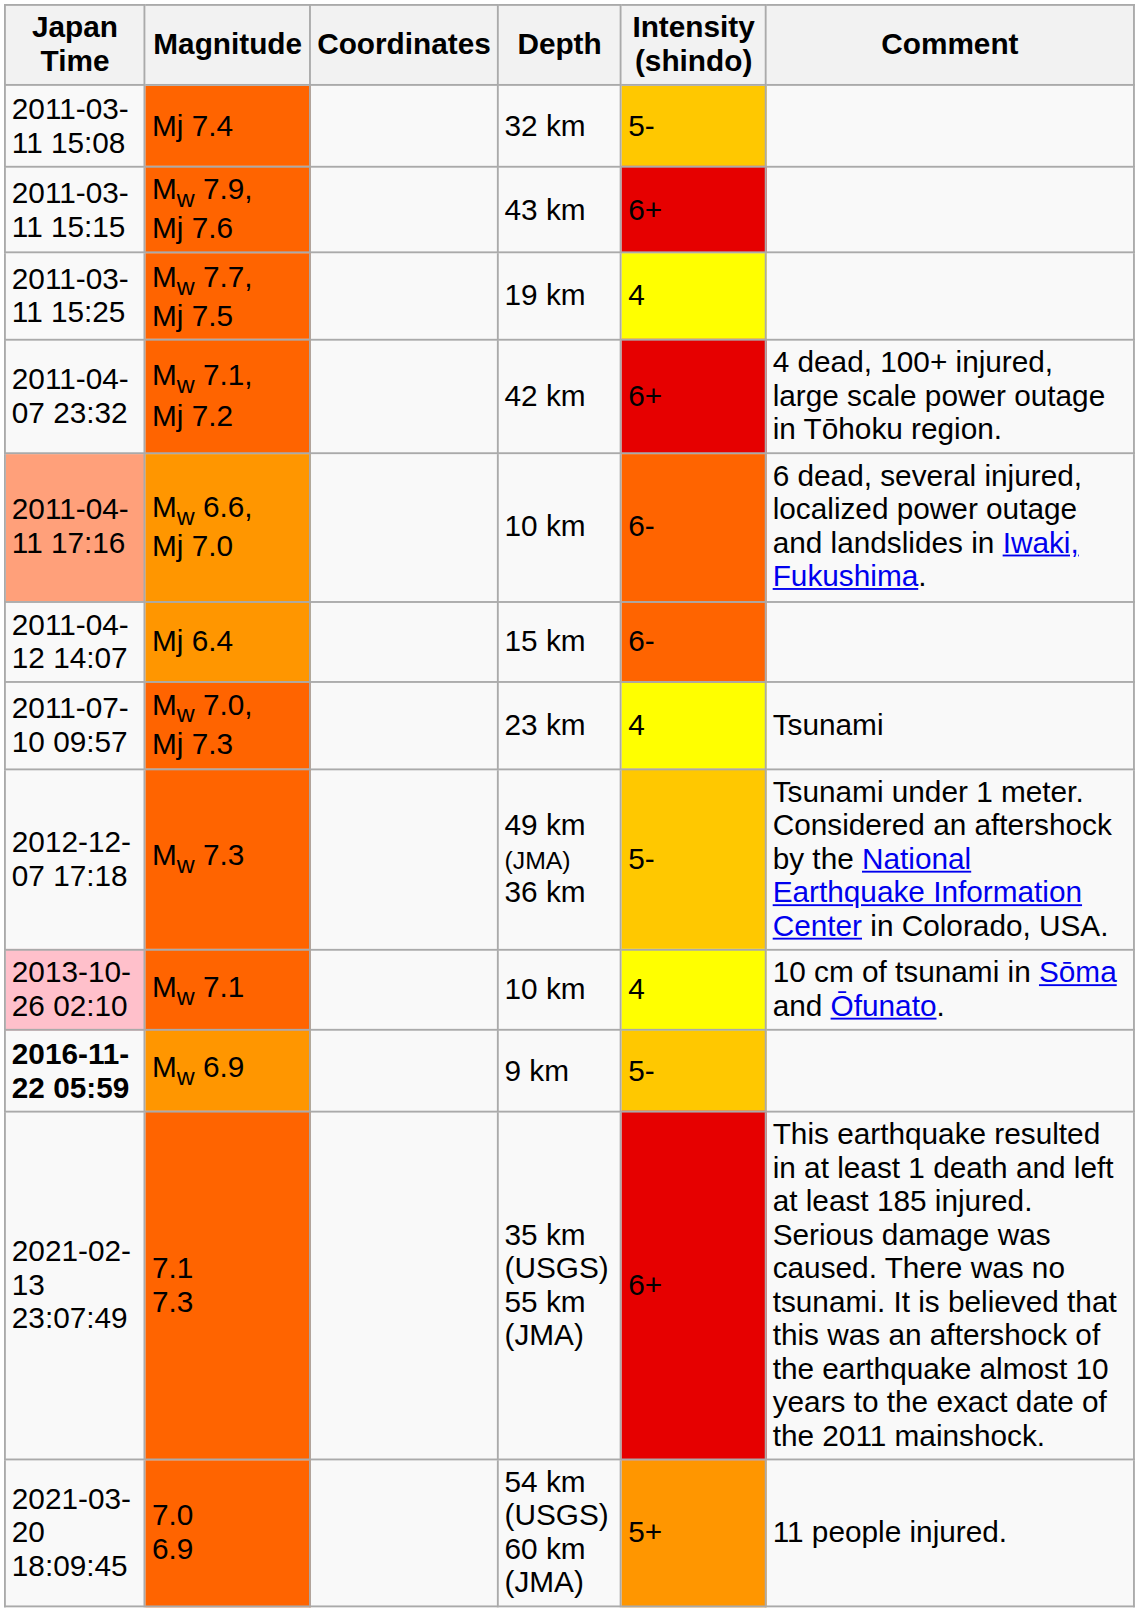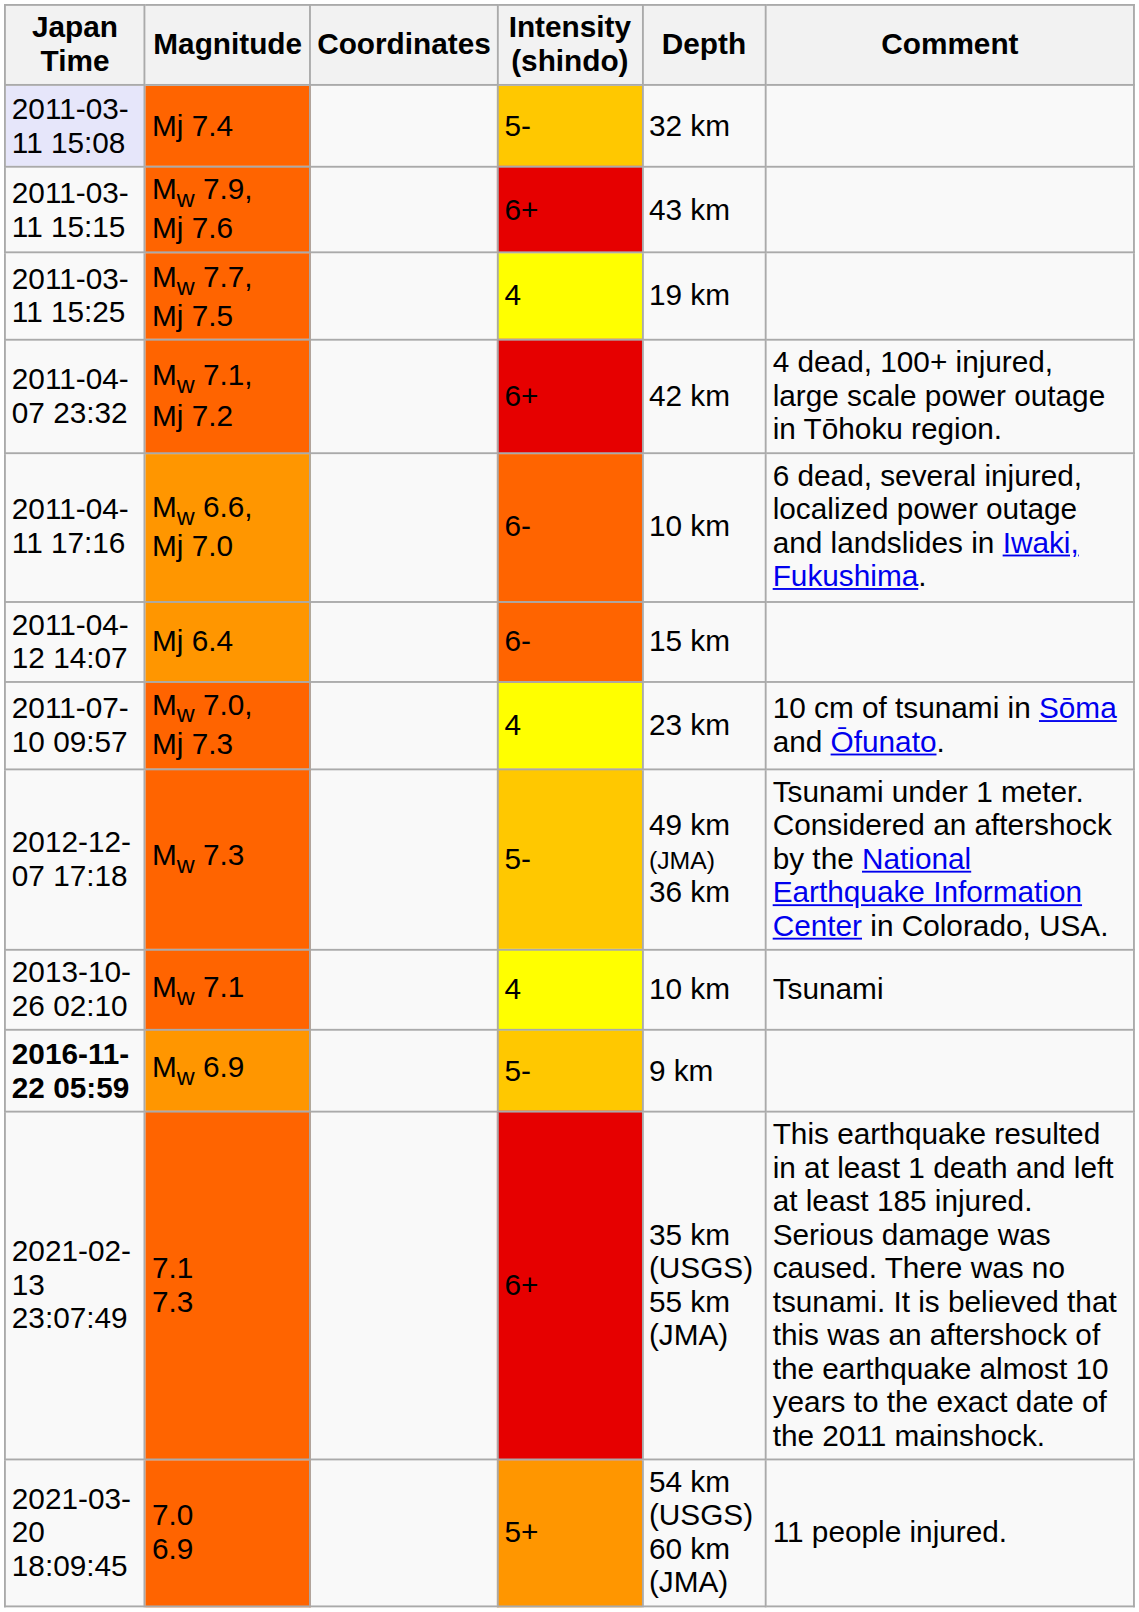columns swapped: (560, 44) <-> (694, 44)
(70, 125) no background -> (70, 125) lavender background
(70, 527) lightsalmon background -> (70, 527) no background
(828, 724) Tsunami -> (945, 724) 10 cm of tsunami in Sōma and Ōfunato.
(71, 989) pink background -> (71, 989) no background
(945, 989) 10 cm of tsunami in Sōma and Ōfunato. -> (828, 989) Tsunami
